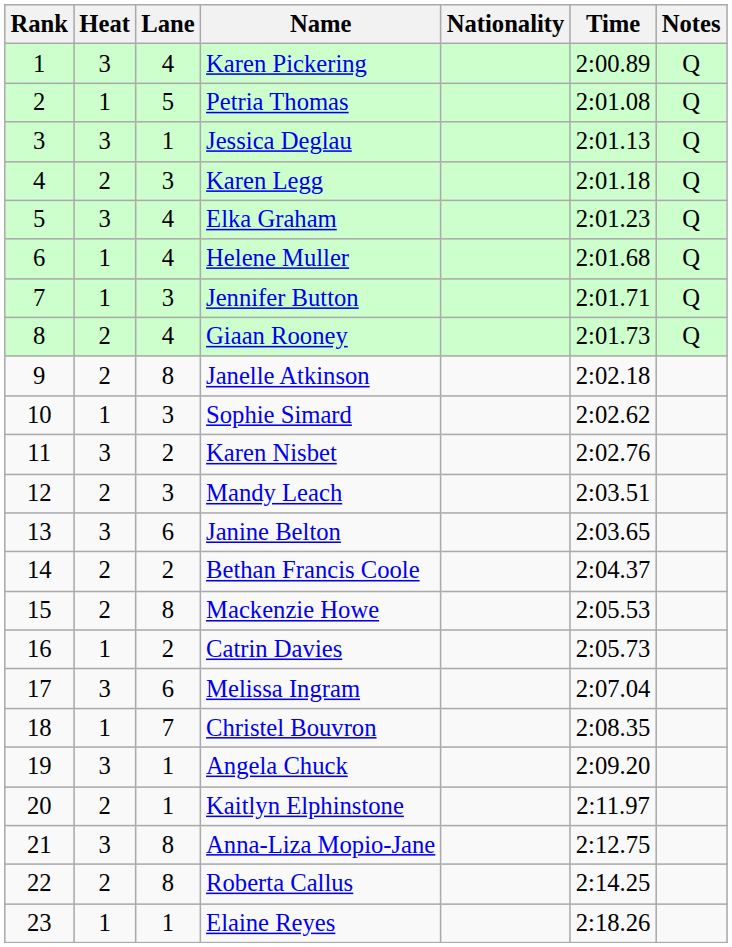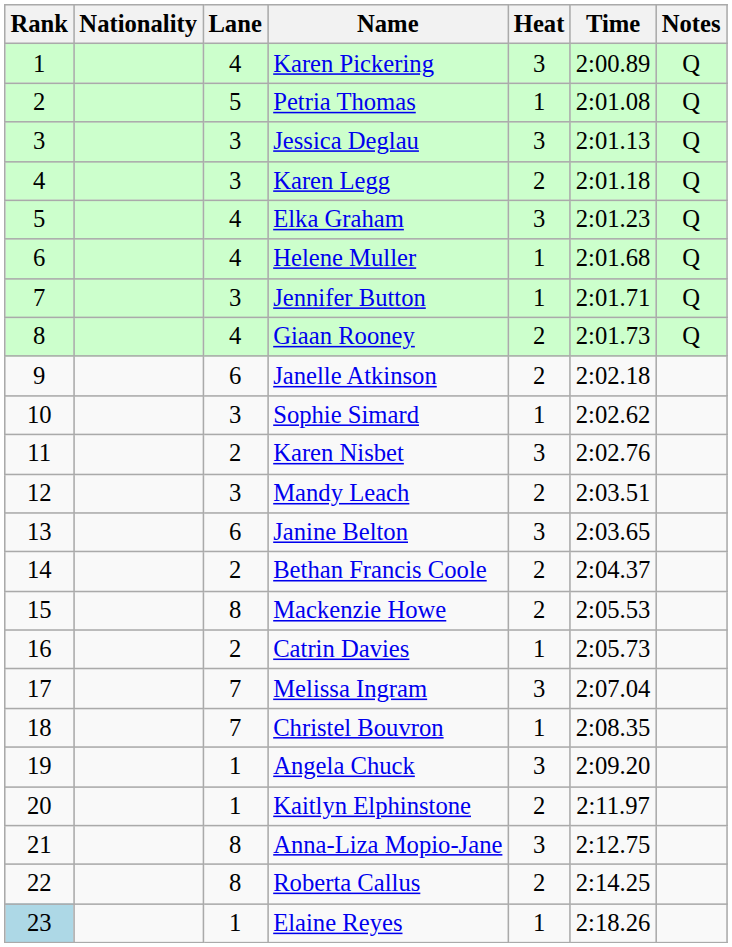columns swapped: (105, 24) <-> (506, 24)
(168, 141) 1 -> (235, 141) 3
(168, 375) 8 -> (235, 375) 6
(168, 688) 6 -> (235, 688) 7
(39, 922) no background -> (39, 922) lightblue background
